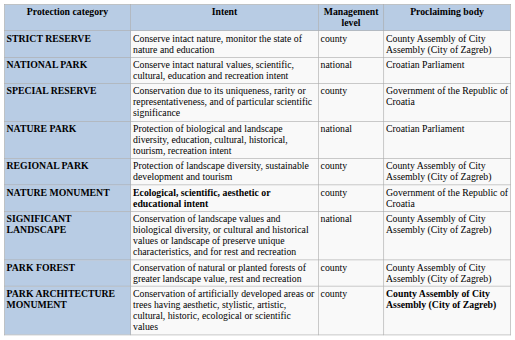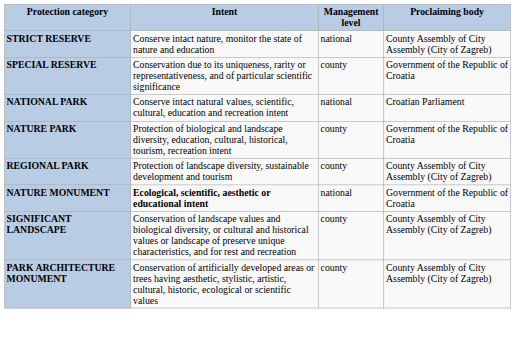(334, 38) county -> (336, 38) national
rows swapped: (47, 65) <-> (52, 91)
(336, 129) national -> (334, 129) county
(425, 129) Croatian Parliament -> (447, 134) Government of the Republic of Croatia
(334, 192) county -> (336, 192) national
(336, 219) national -> (334, 219) county
- row: (41, 267)
(441, 299) bold -> (439, 273) normal
